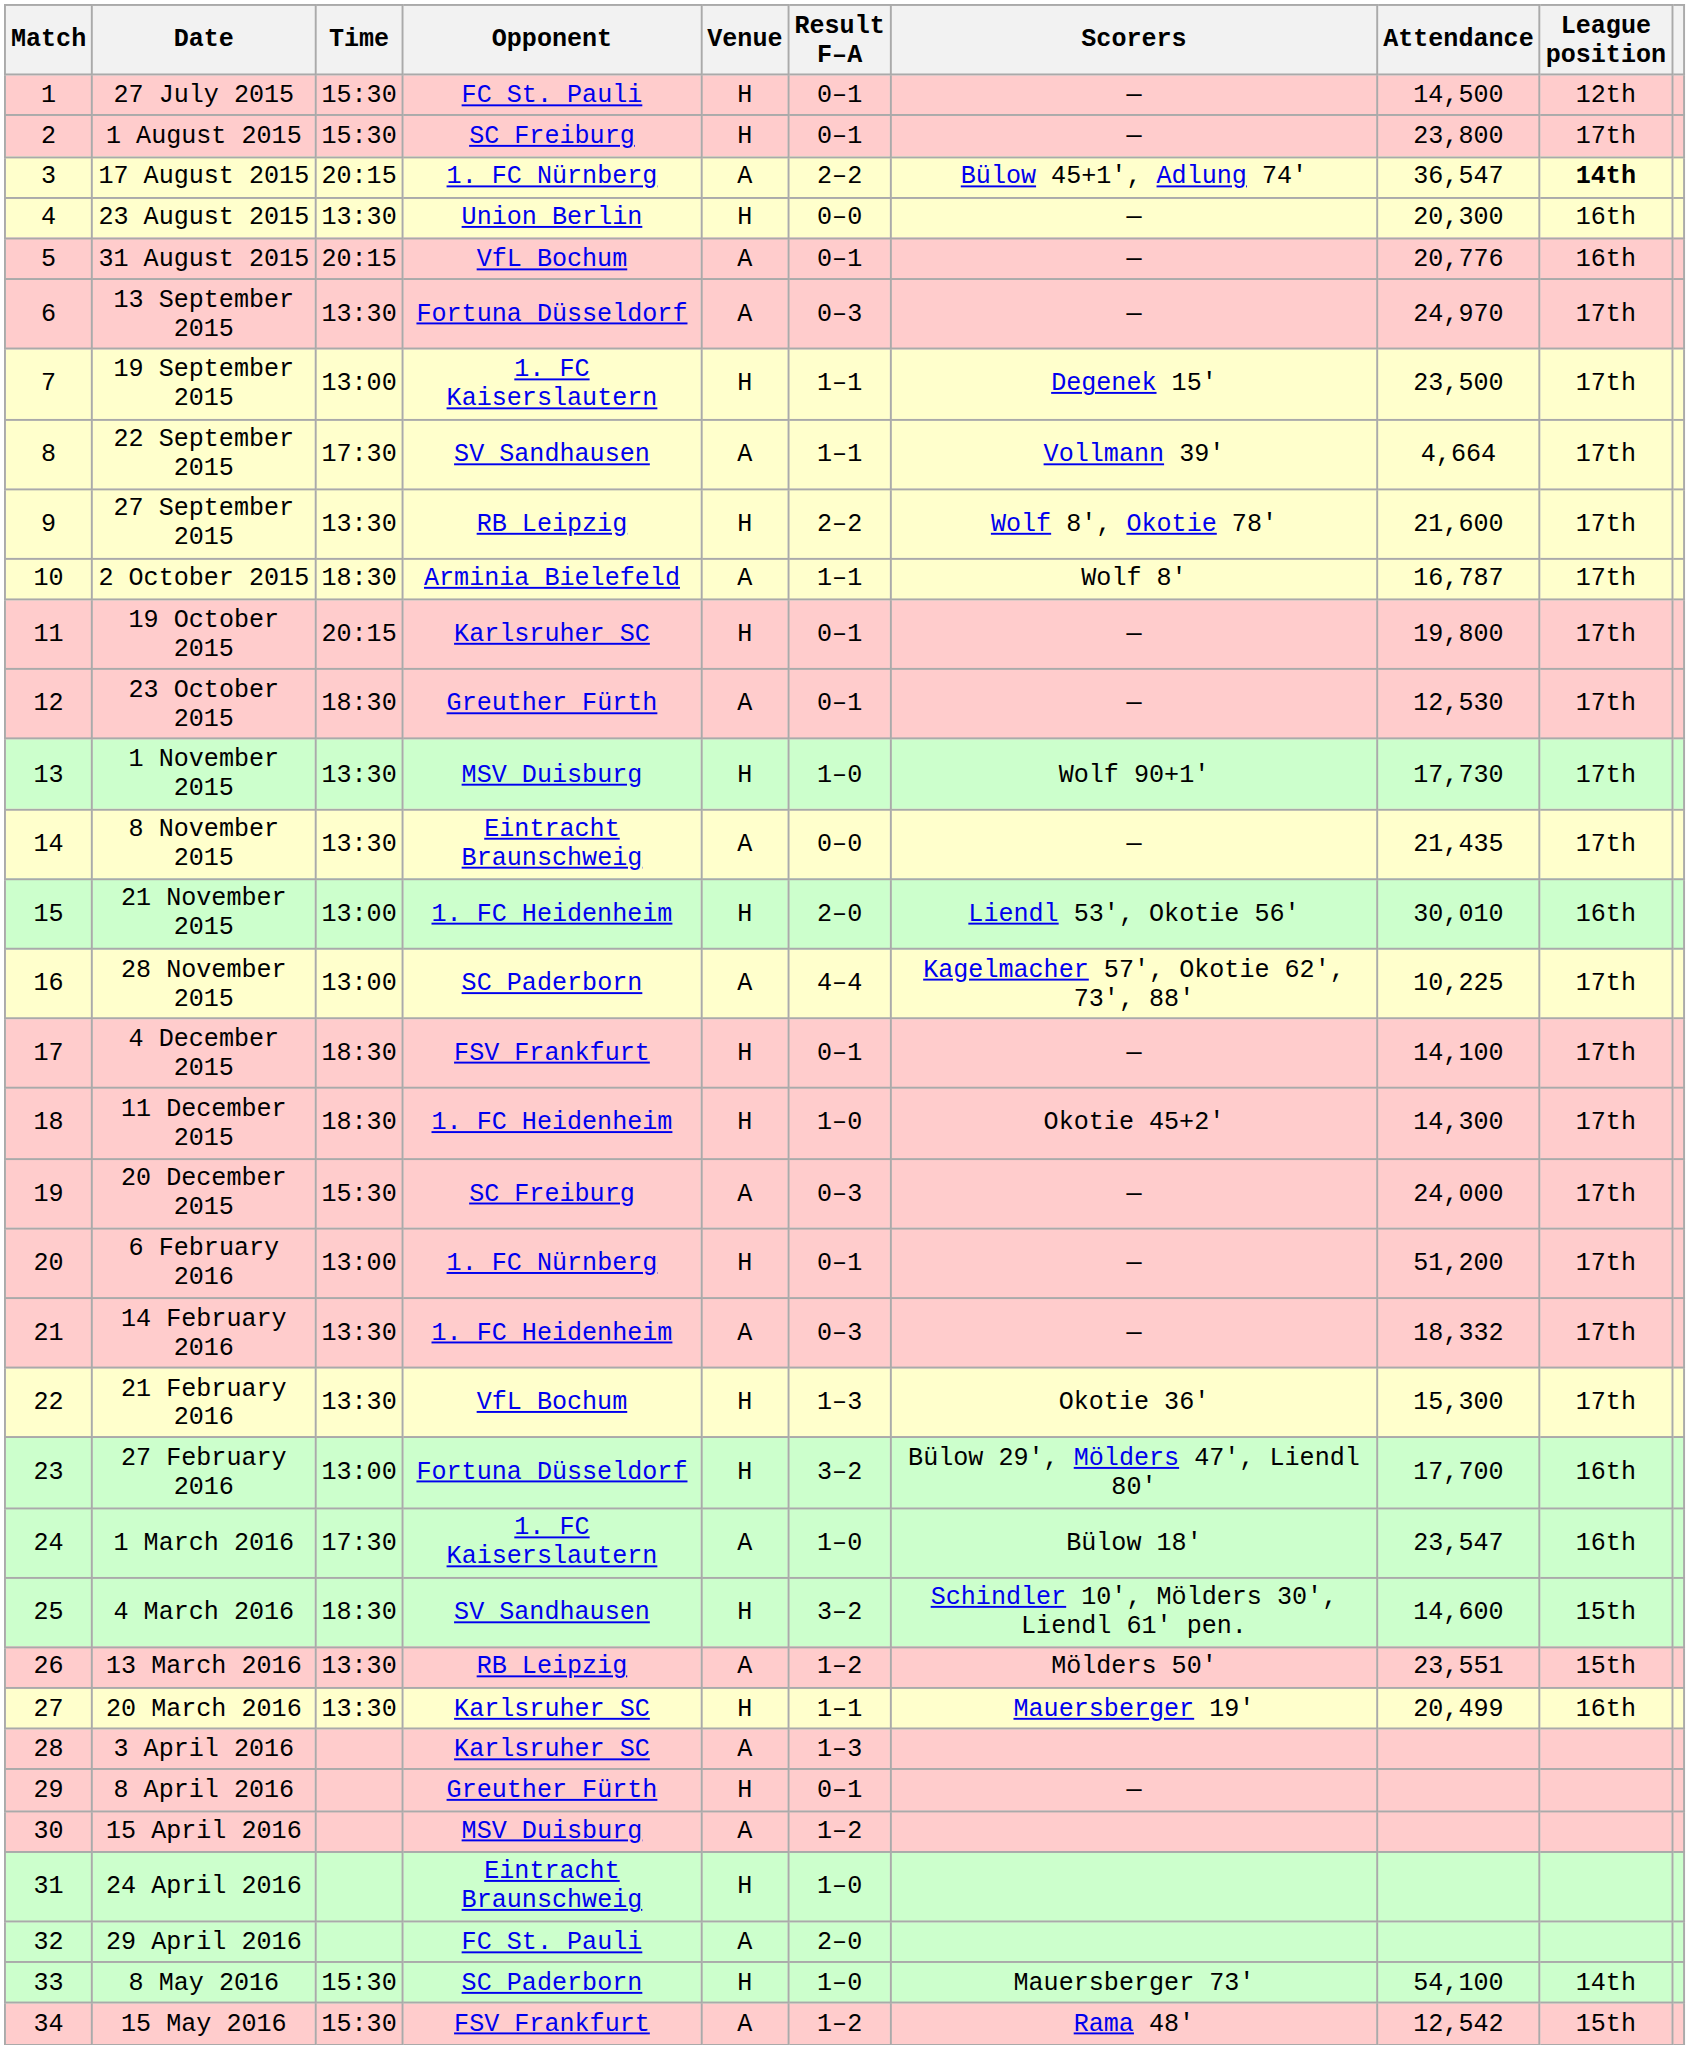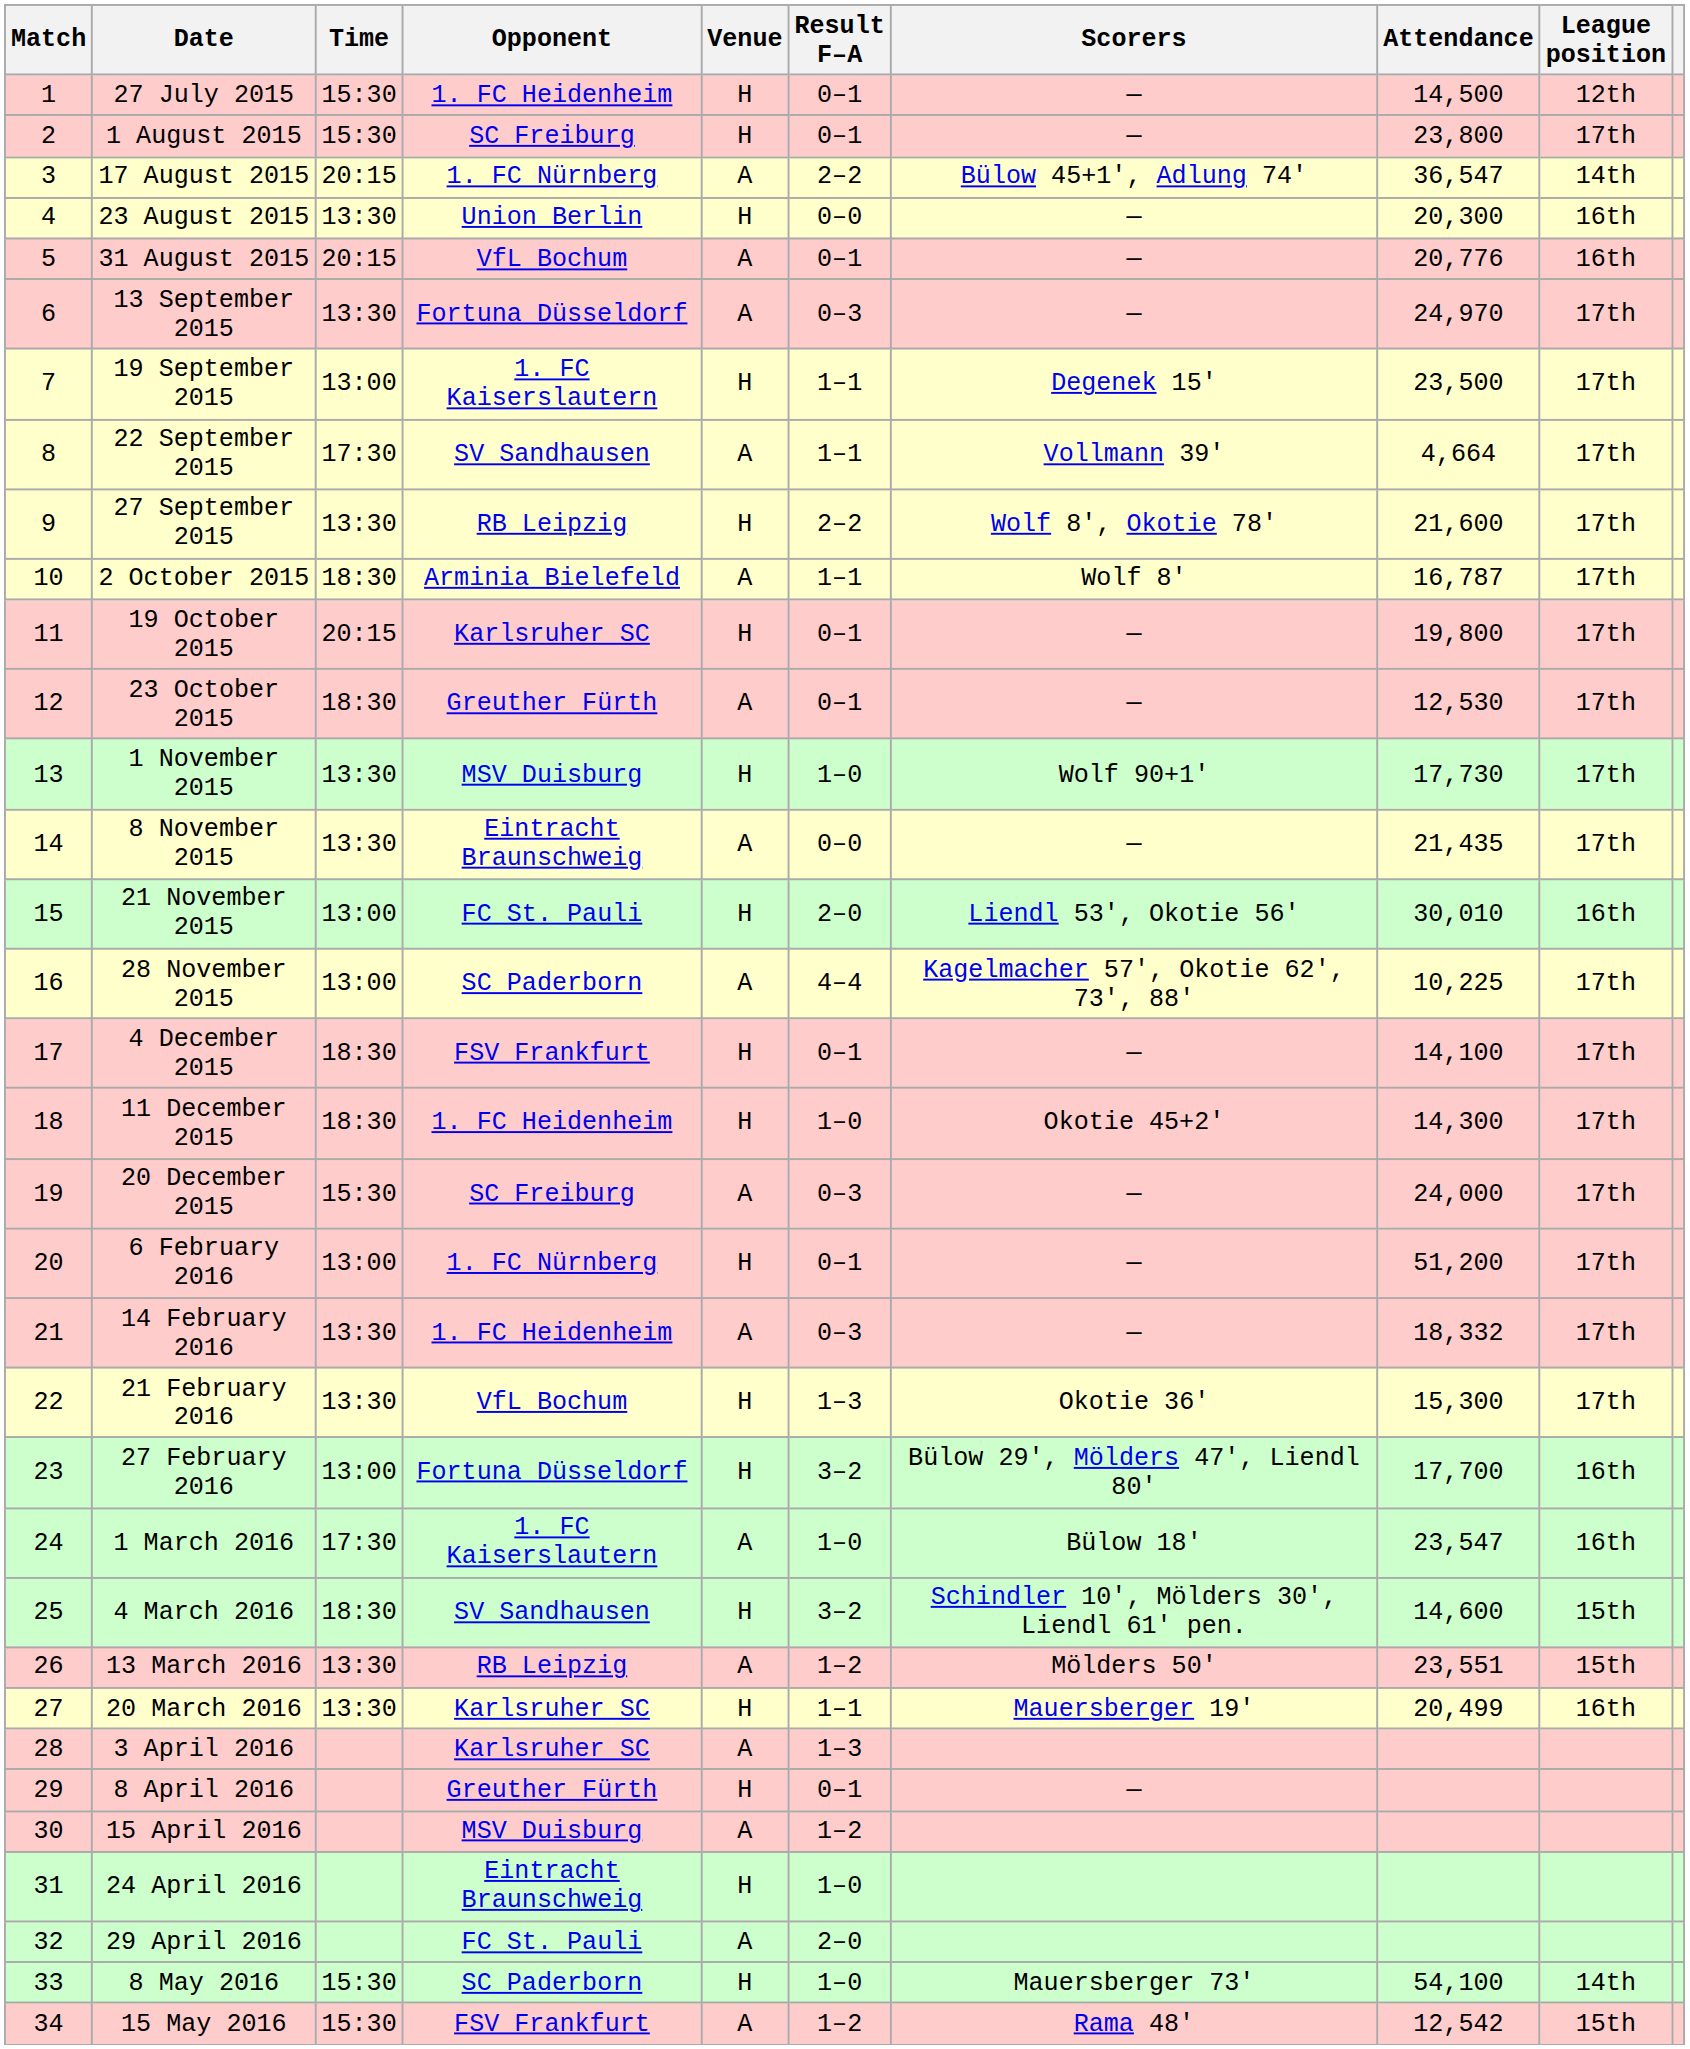(552, 95) FC St. Pauli -> (552, 95) 1. FC Heidenheim
(1606, 177) bold -> (1606, 177) normal
(552, 914) 1. FC Heidenheim -> (552, 914) FC St. Pauli
